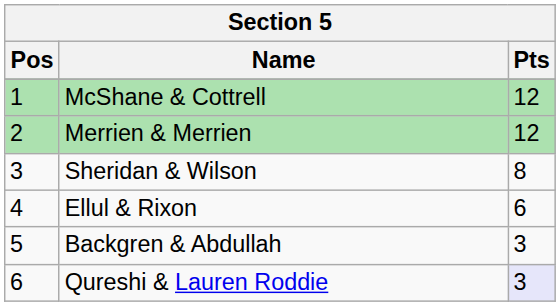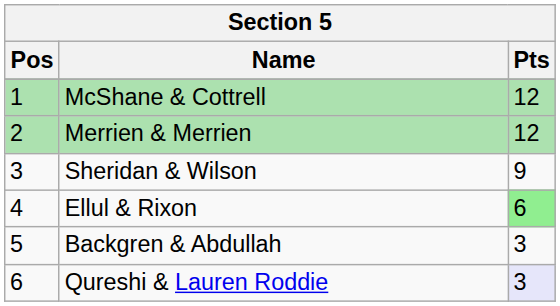(520, 171) 8 -> (520, 171) 9
(520, 208) no background -> (520, 208) lightgreen background
